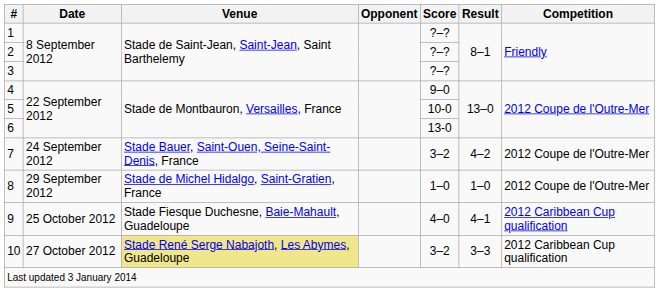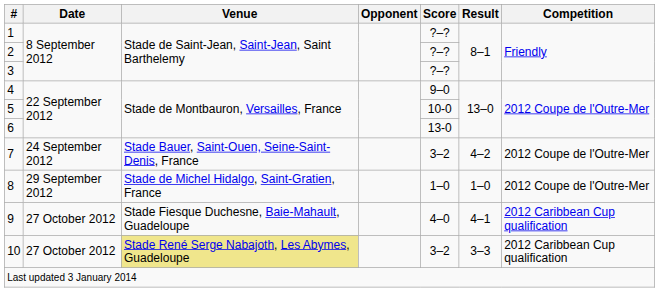(71, 219) 25 October 2012 -> (71, 219) 27 October 2012
